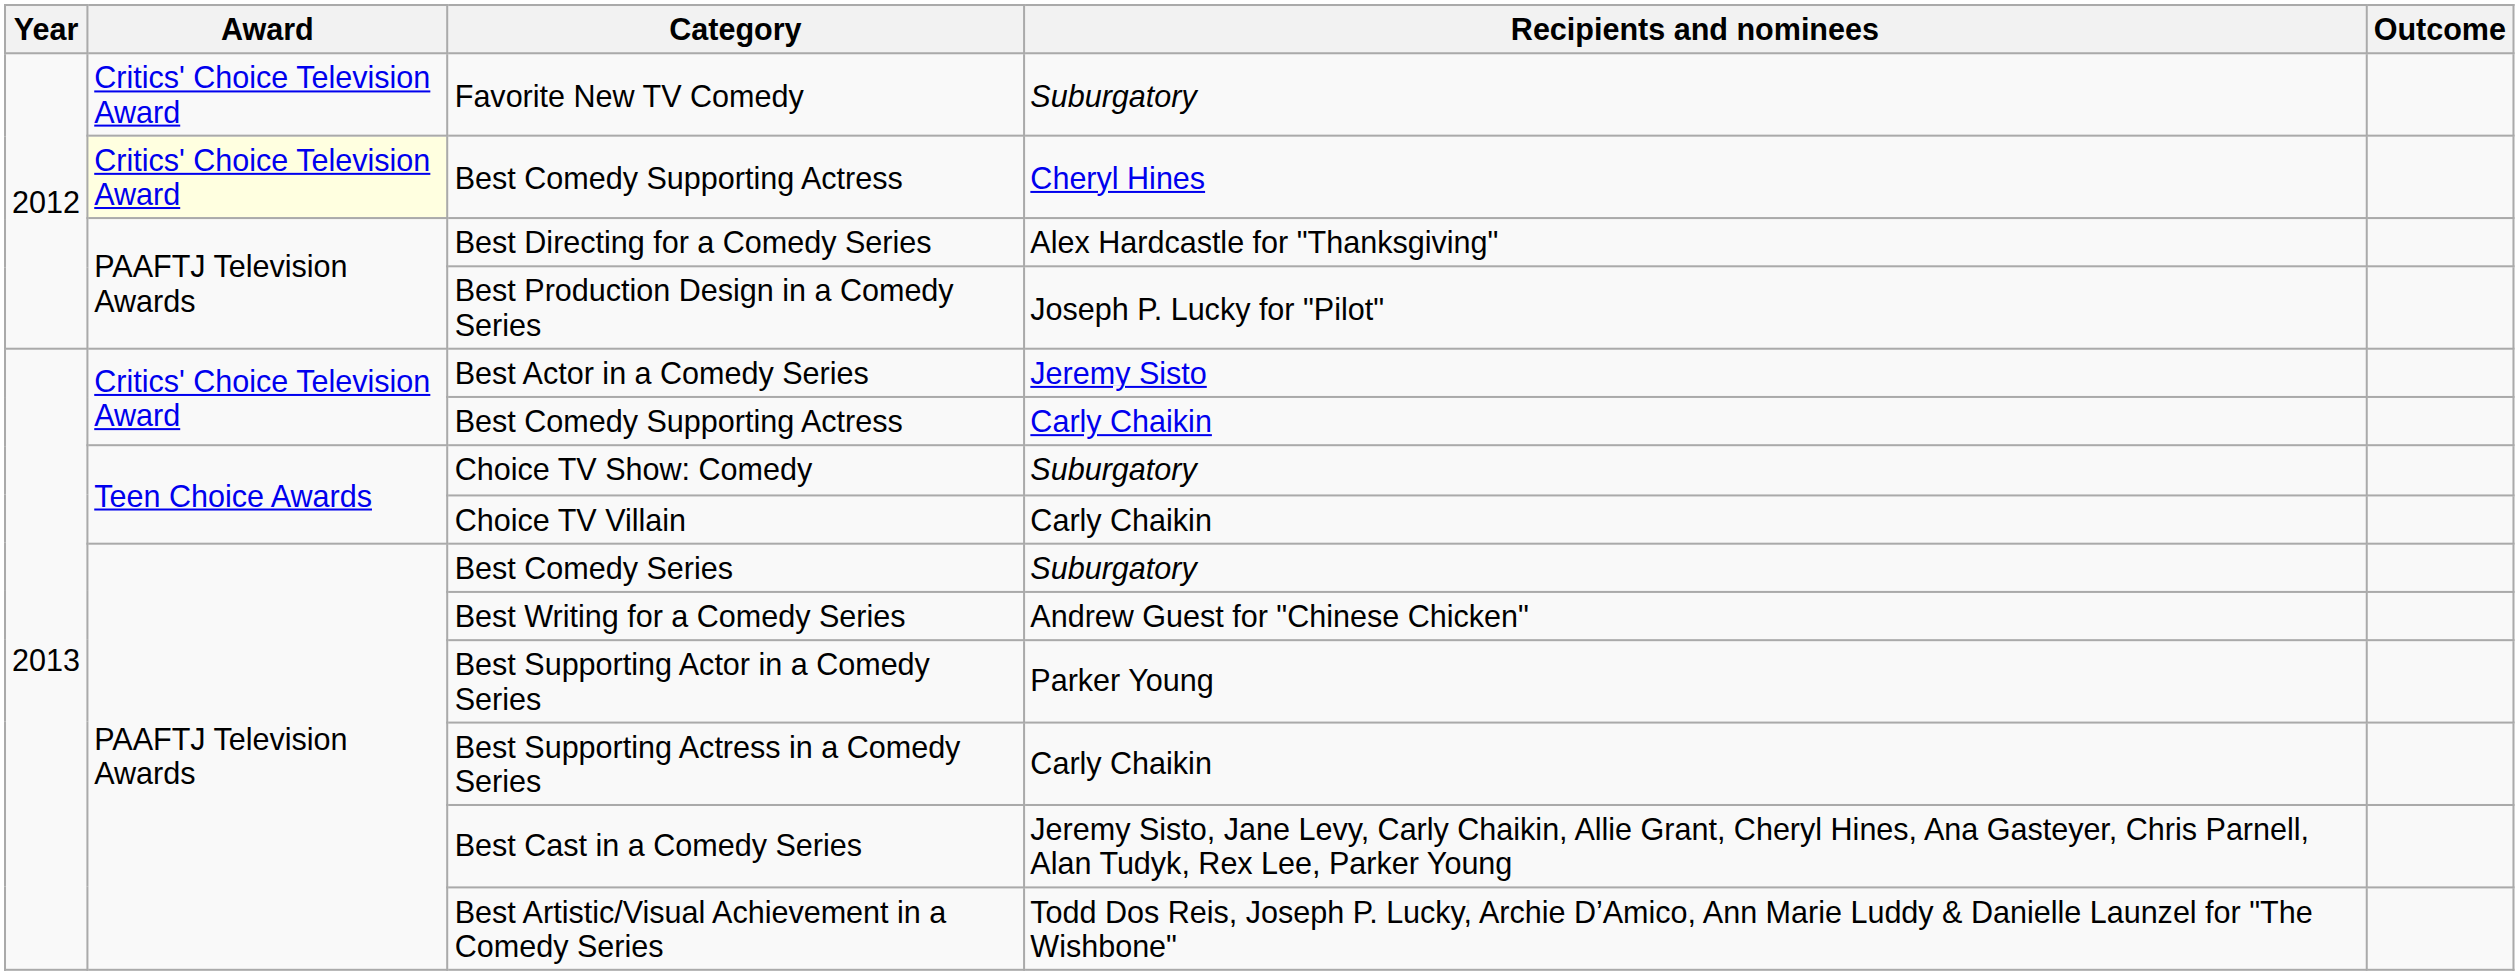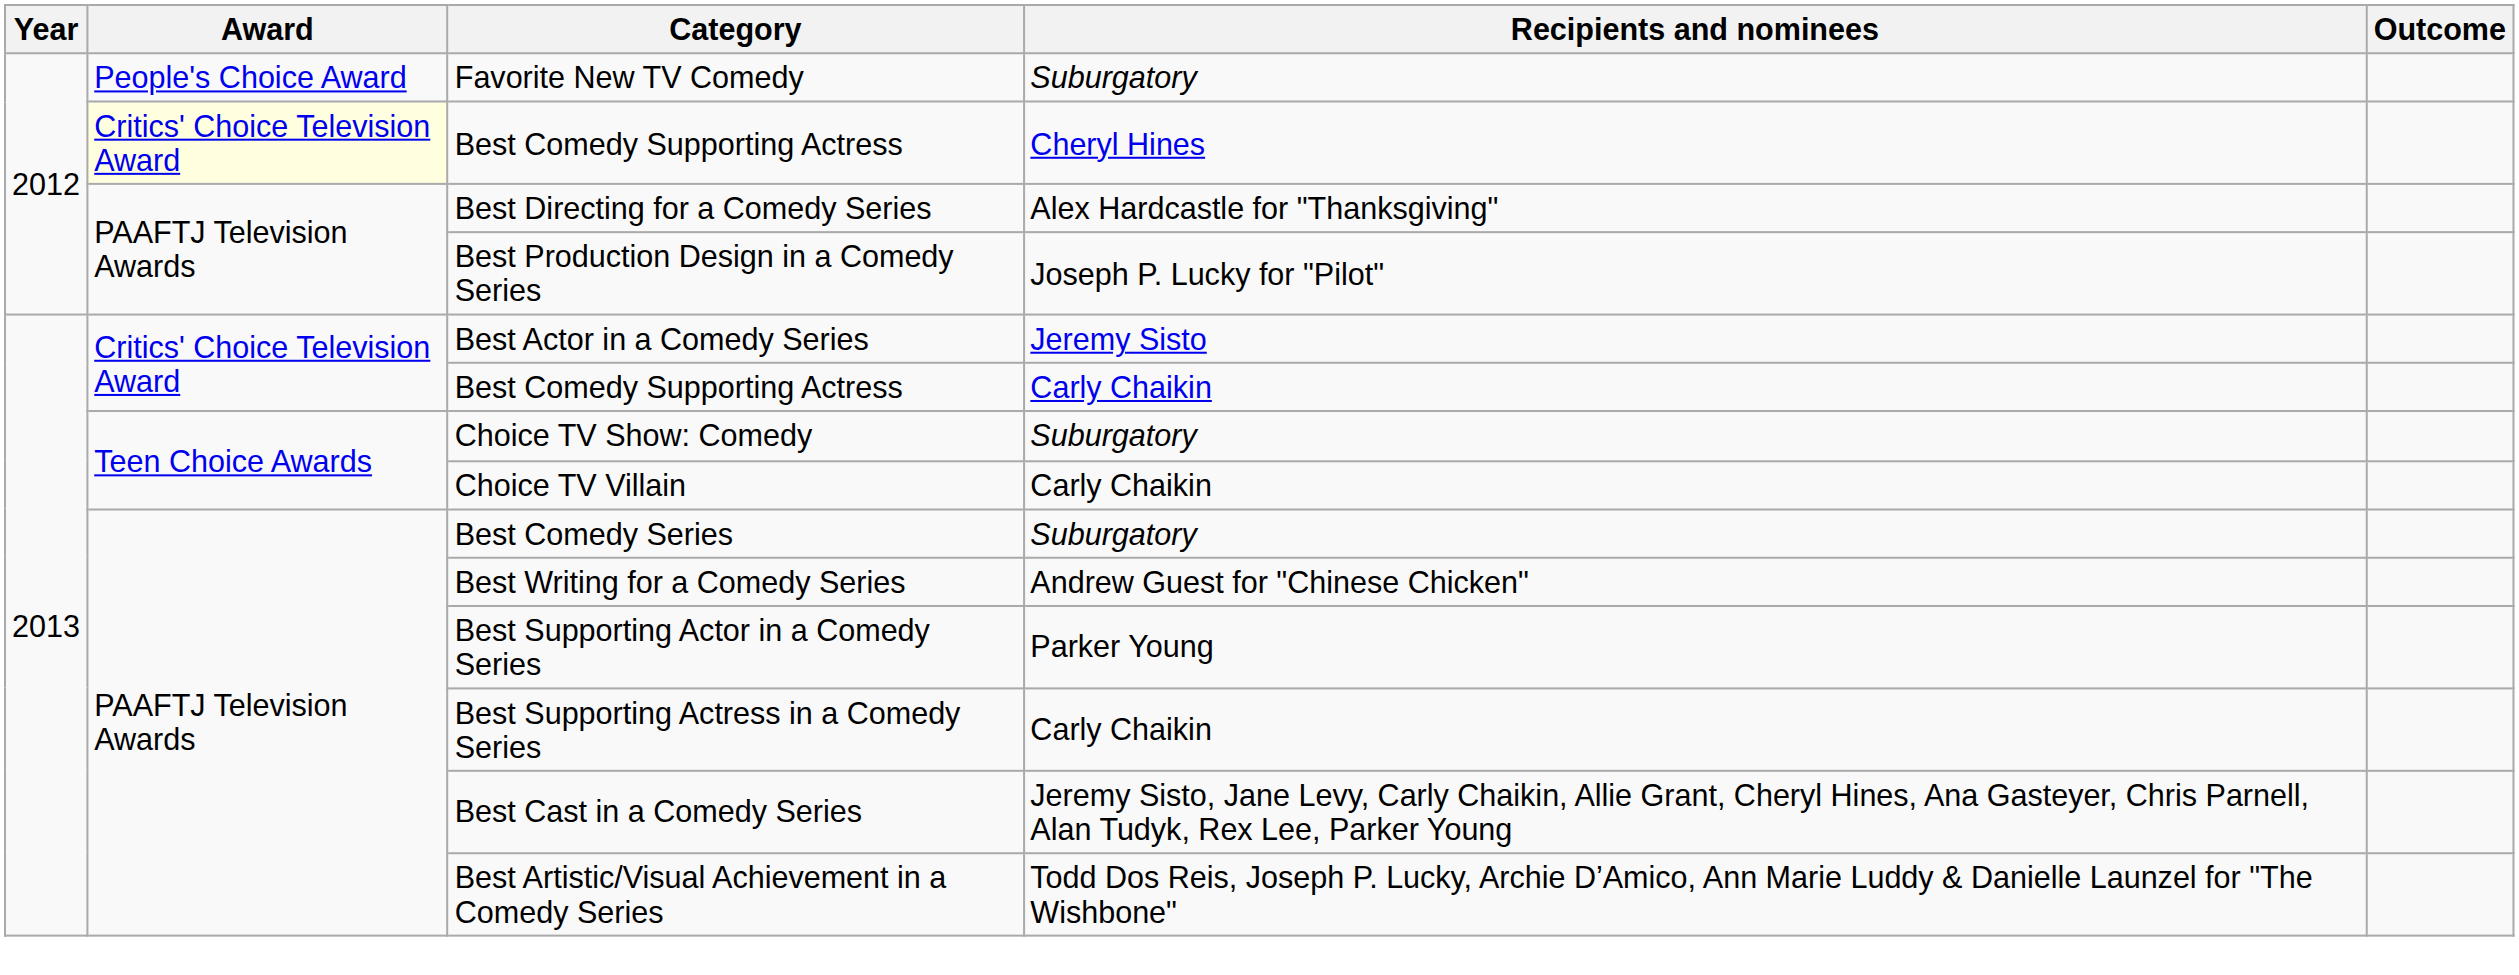(262, 95) Critics' Choice Television Award -> (250, 78) People's Choice Award
